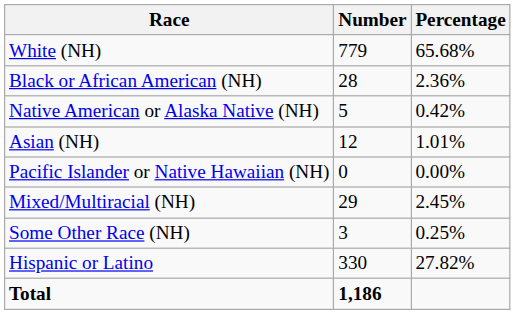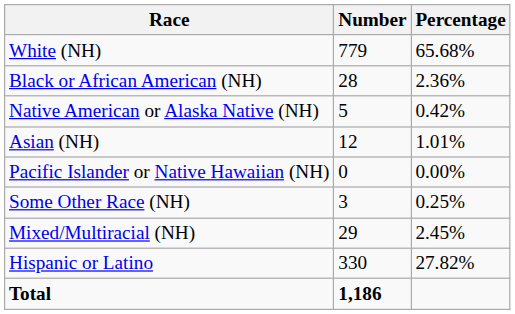rows swapped: (99, 232) <-> (102, 202)
